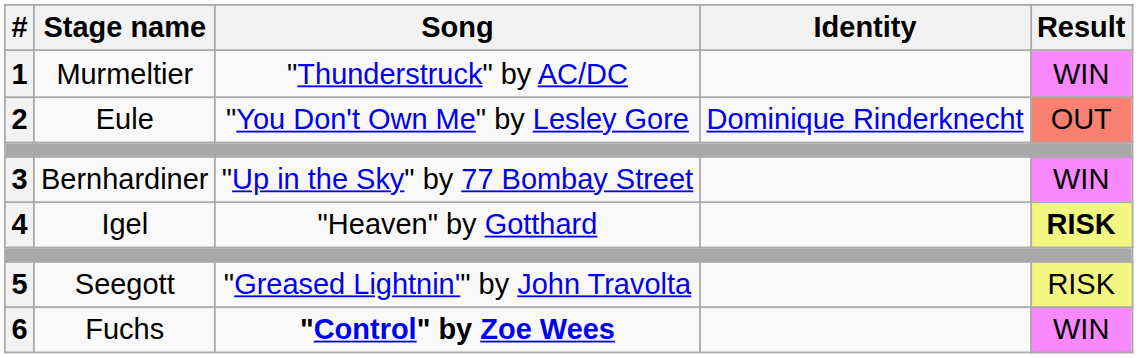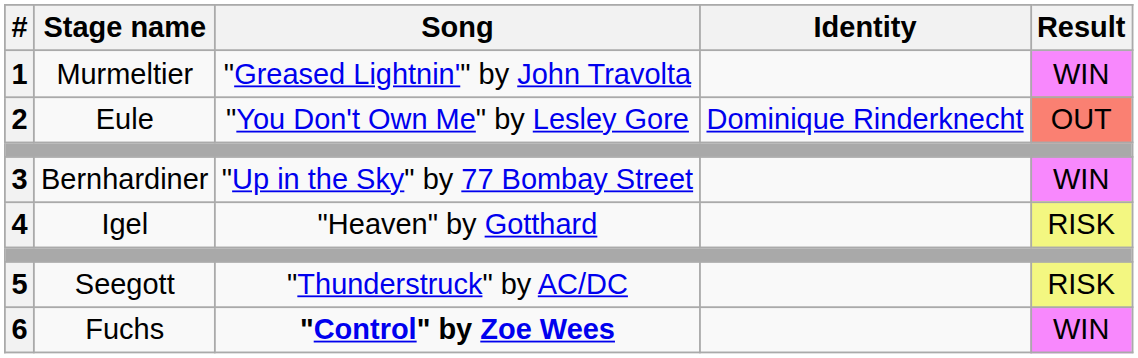(457, 73) "Thunderstruck" by AC/DC -> (457, 73) "Greased Lightnin'" by John Travolta
(1081, 224) bold -> (1081, 224) normal
(457, 283) "Greased Lightnin'" by John Travolta -> (457, 283) "Thunderstruck" by AC/DC
